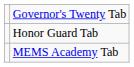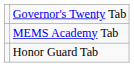rows swapped: (55, 33) <-> (66, 52)
